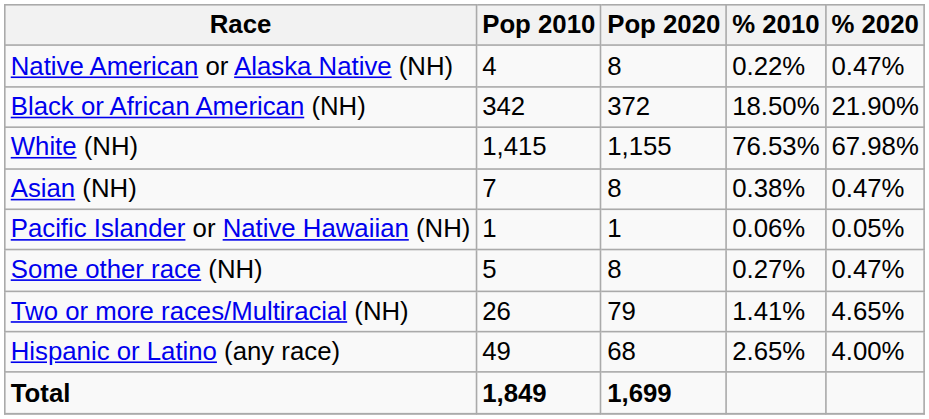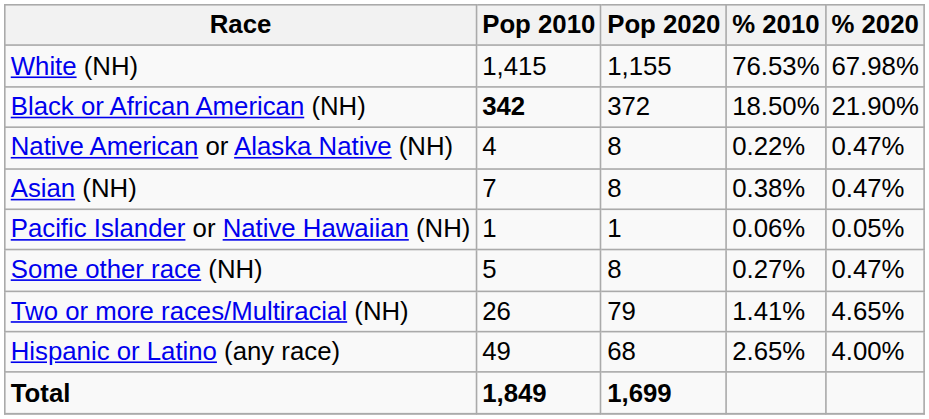rows swapped: (74, 147) <-> (232, 65)
(504, 106) normal -> (504, 106) bold
